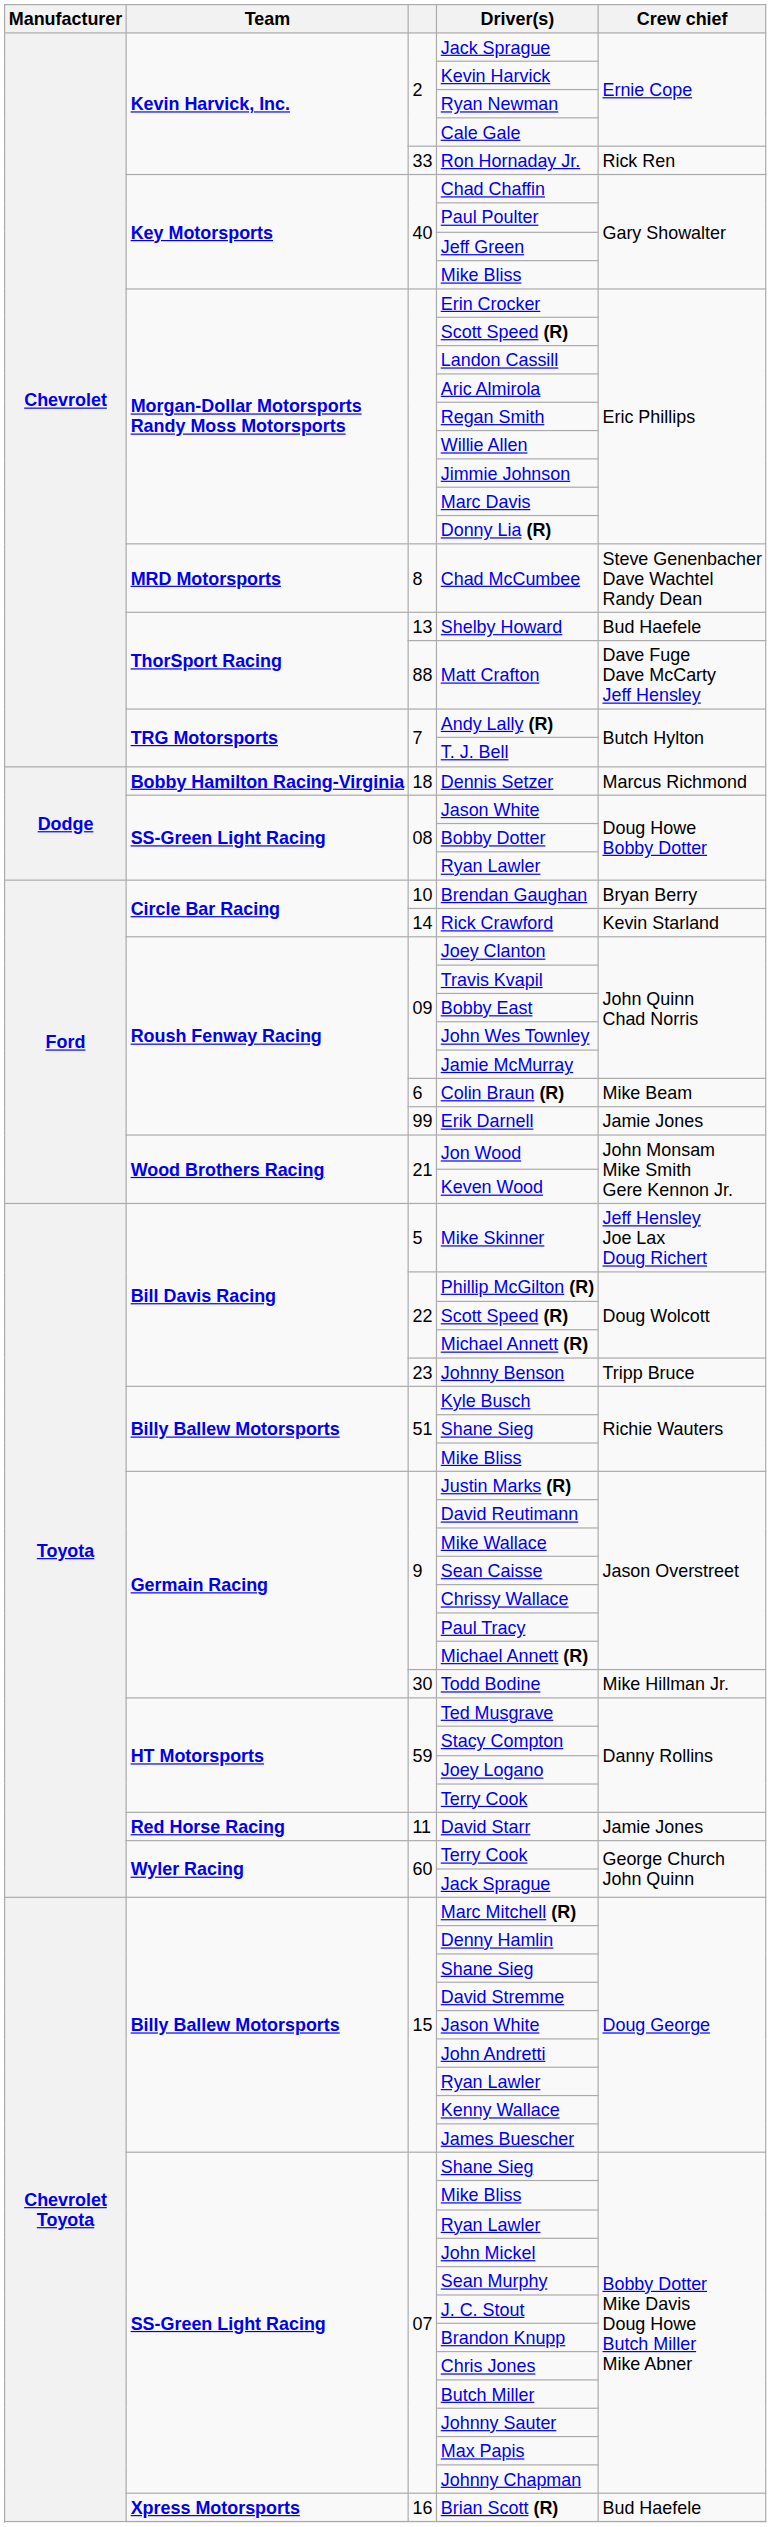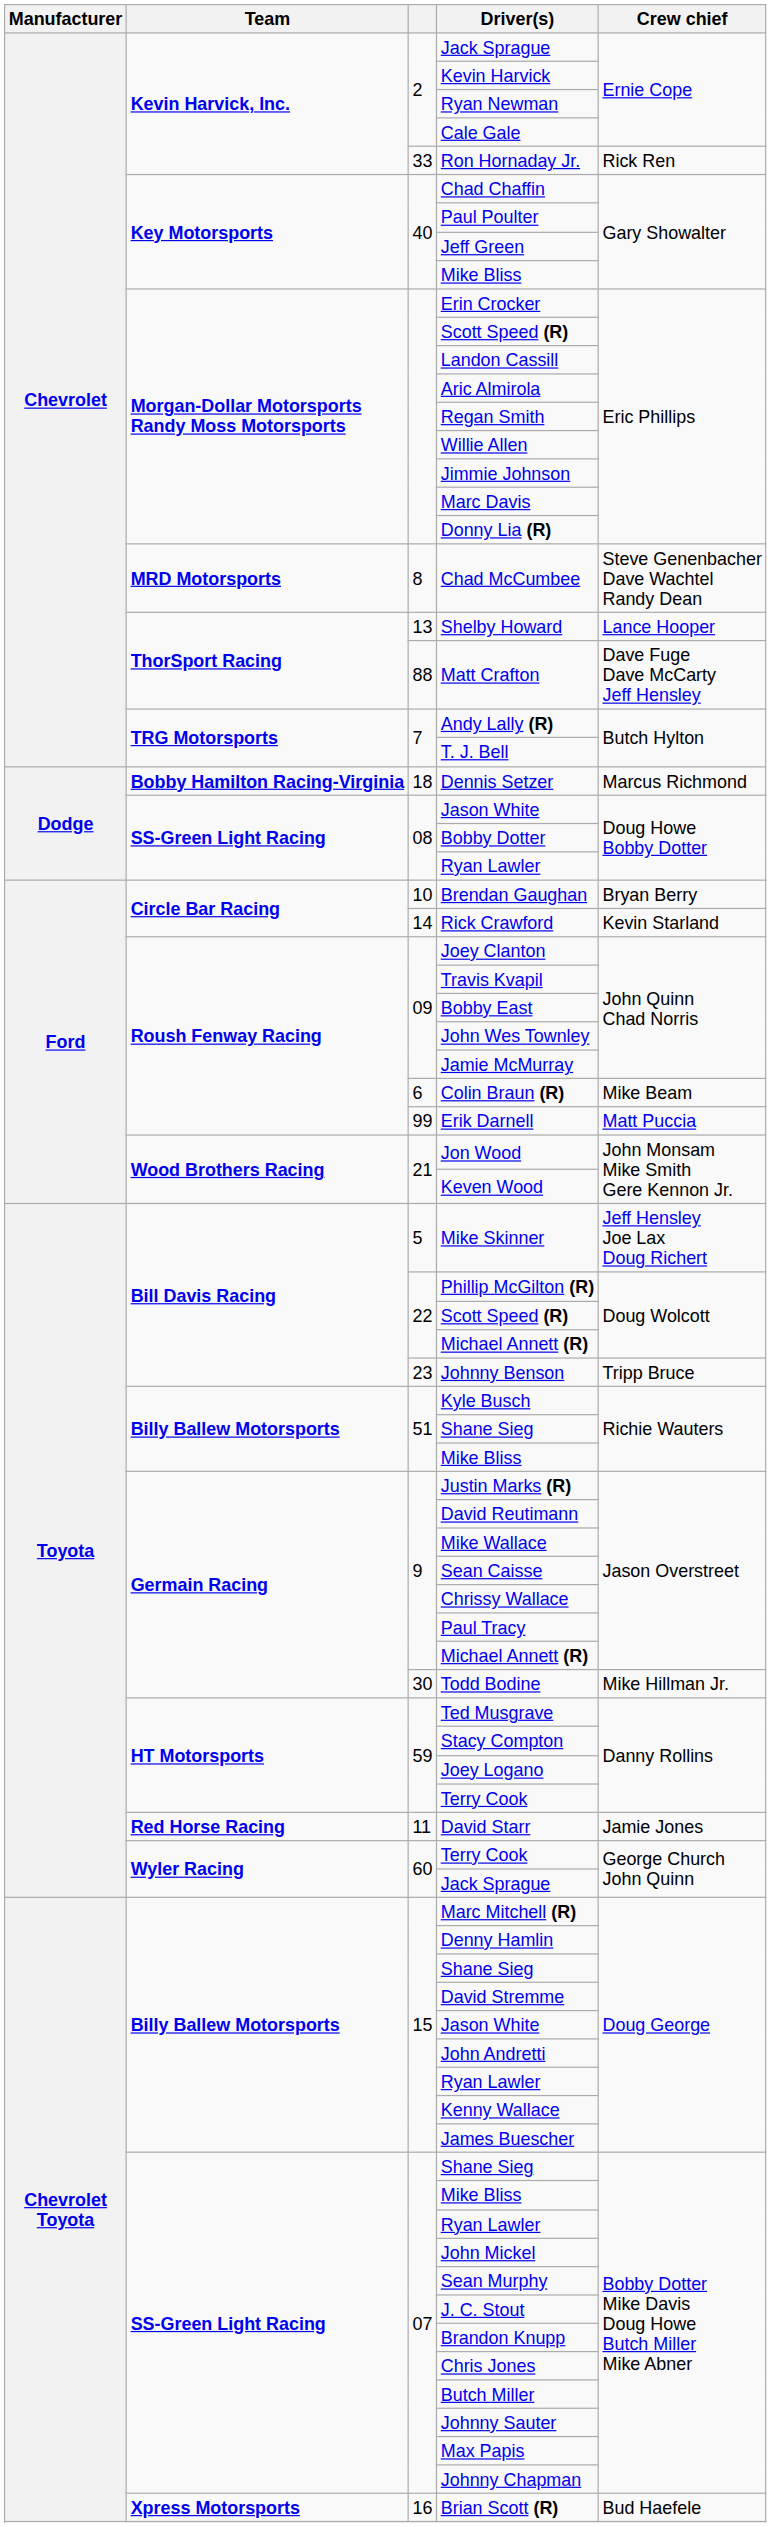(652, 627) Bud Haefele -> (659, 627) Lance Hooper
(653, 1121) Jamie Jones -> (649, 1121) Matt Puccia
